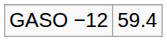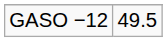(137, 20) 59.4 -> (137, 20) 49.5
